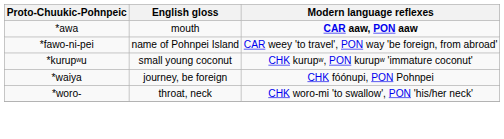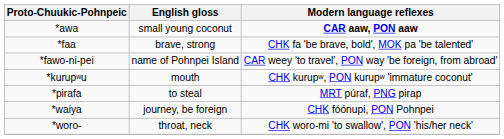(185, 28) mouth -> (185, 28) small young coconut
+ row: (67, 45)
(185, 61) small young coconut -> (185, 77) mouth
+ row: (67, 93)
